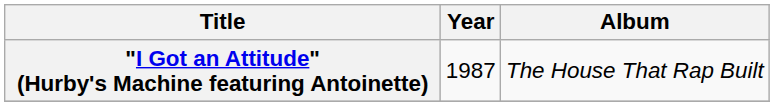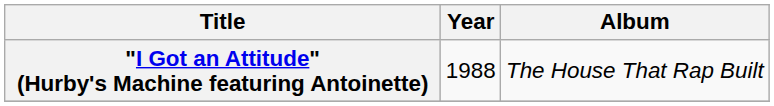(471, 70) 1987 -> (471, 70) 1988
